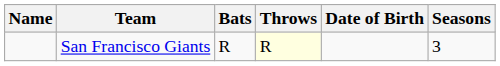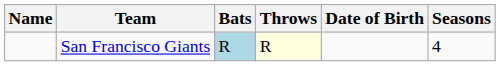(224, 46) no background -> (224, 46) lightblue background
(437, 46) 3 -> (437, 46) 4
